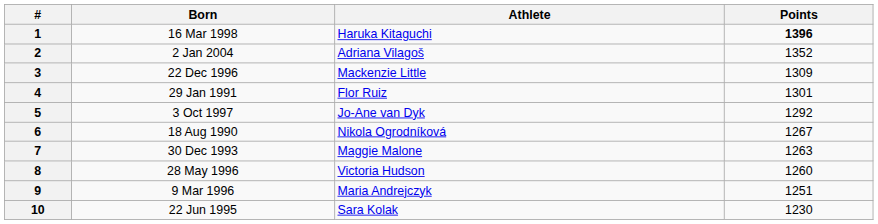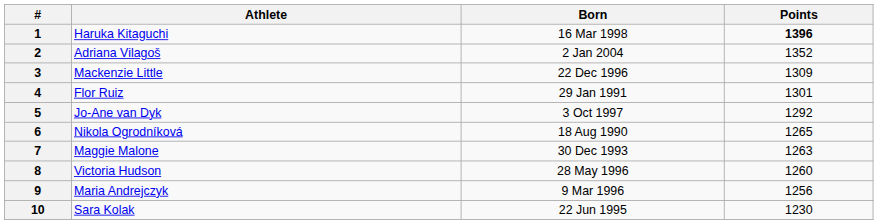columns swapped: (530, 15) <-> (203, 15)
(799, 132) 1267 -> (799, 132) 1265
(799, 191) 1251 -> (799, 191) 1256
